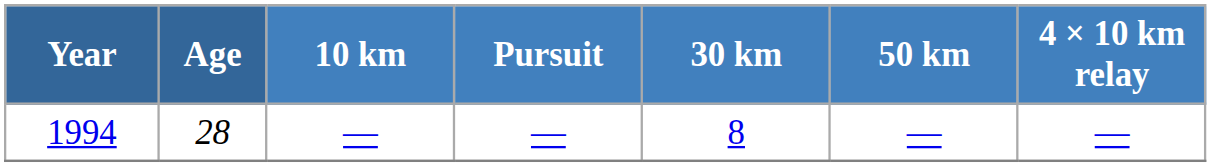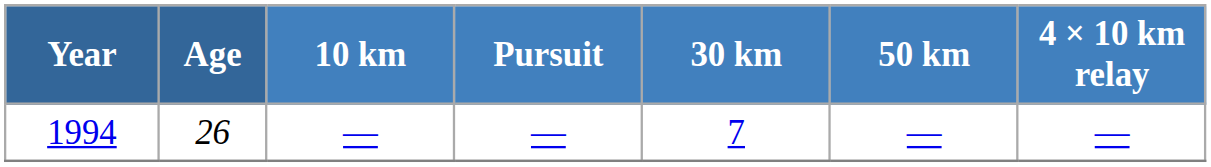(213, 131) 28 -> (213, 131) 26
(736, 131) 8 -> (736, 131) 7
